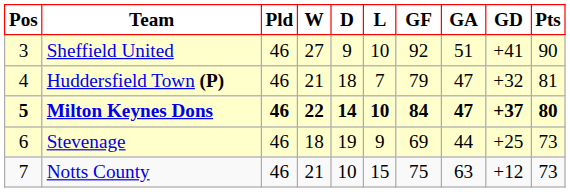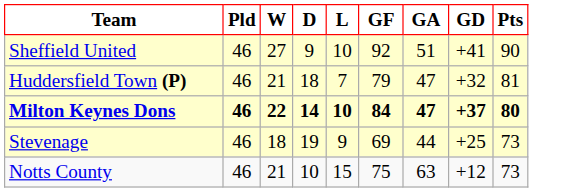- column: (23, 19)
